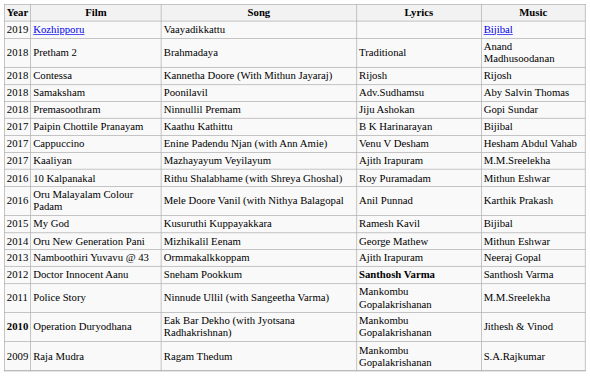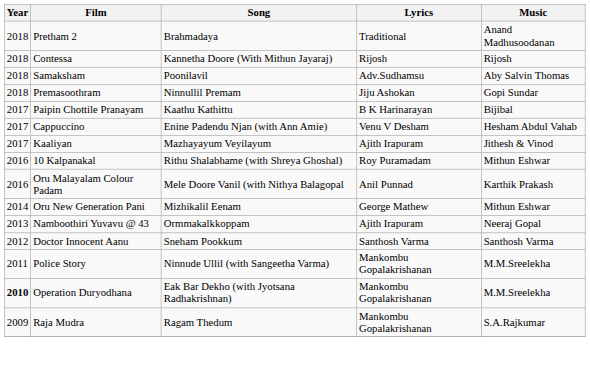- row: (59, 30)
(517, 161) M.M.Sreelekha -> (518, 144) Jithesh & Vinod
- row: (51, 224)
(397, 275) bold -> (394, 241) normal
(518, 327) Jithesh & Vinod -> (517, 293) M.M.Sreelekha
